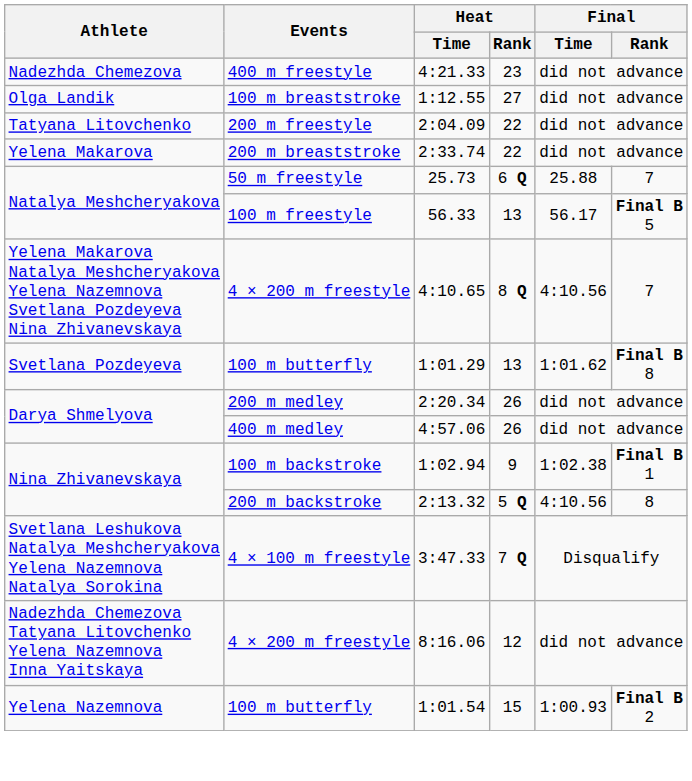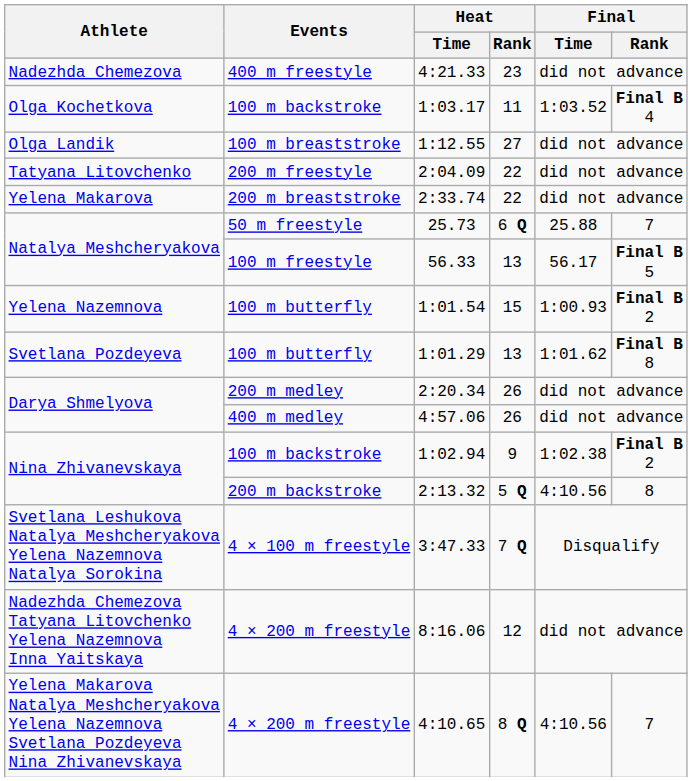+ row: (452, 108)
rows swapped: (452, 708) <-> (452, 291)
(649, 466) Final B 1 -> (649, 454) Final B 2
